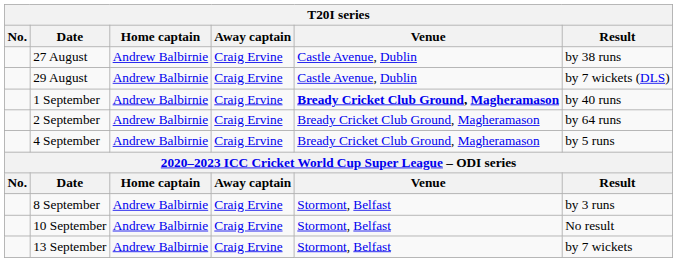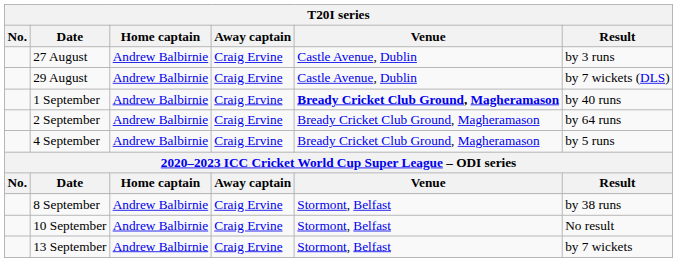(593, 57) by 38 runs -> (590, 57) by 3 runs
(590, 204) by 3 runs -> (593, 204) by 38 runs
